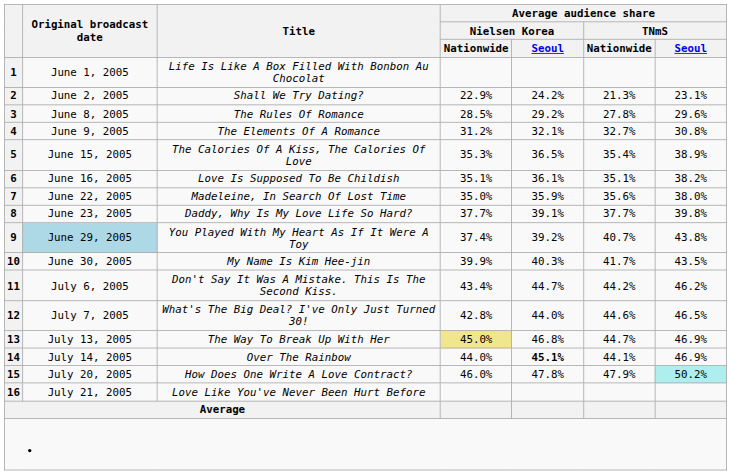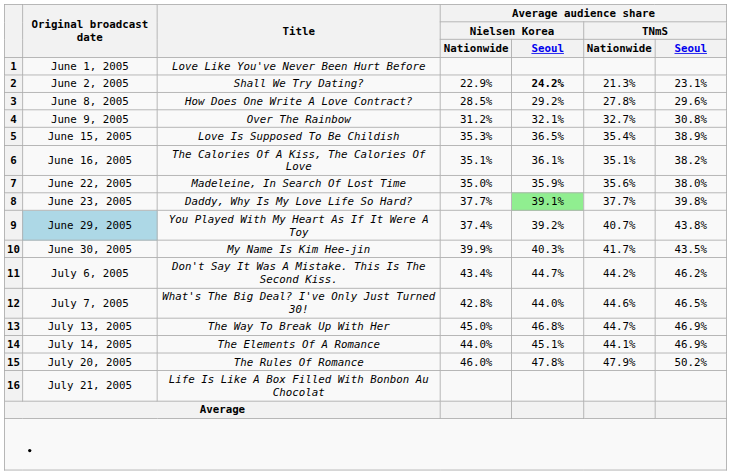(299, 72) Life Is Like A Box Filled With Bonbon Au Chocolat -> (299, 66) Love Like You've Never Been Hurt Before
(548, 96) normal -> (548, 84) bold
(299, 114) The Rules Of Romance -> (299, 101) How Does One Write A Love Contract?
(299, 131) The Elements Of A Romance -> (299, 119) Over The Rainbow
(299, 155) The Calories Of A Kiss, The Calories Of Love -> (299, 136) Love Is Supposed To Be Childish
(299, 179) Love Is Supposed To Be Childish -> (299, 160) The Calories Of A Kiss, The Calories Of Love
(548, 214) no background -> (548, 202) lightgreen background
(476, 339) khaki background -> (476, 327) no background
(299, 357) Over The Rainbow -> (299, 344) The Elements Of A Romance
(548, 357) bold -> (548, 344) normal
(299, 374) How Does One Write A Love Contract? -> (299, 362) The Rules Of Romance
(691, 374) paleturquoise background -> (691, 362) no background
(299, 392) Love Like You've Never Been Hurt Before -> (299, 386) Life Is Like A Box Filled With Bonbon Au Chocolat
